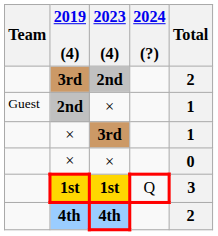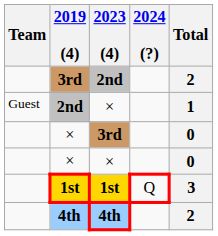(191, 134) 1 -> (191, 134) 0
